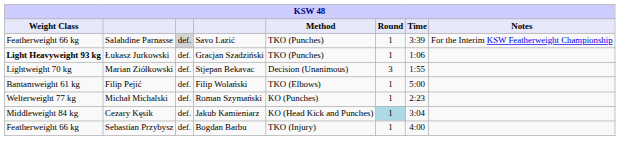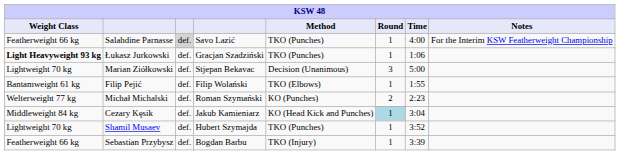(417, 40) 3:39 -> (417, 40) 4:00
(417, 69) 1:55 -> (417, 69) 5:00
(417, 84) 5:00 -> (417, 84) 1:55
(390, 98) 1 -> (390, 98) 2
+ row: (133, 128)
(417, 128) 4:00 -> (417, 142) 3:39
